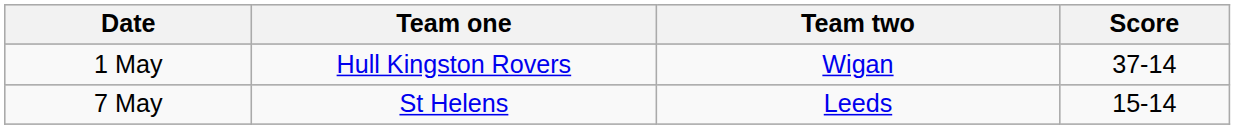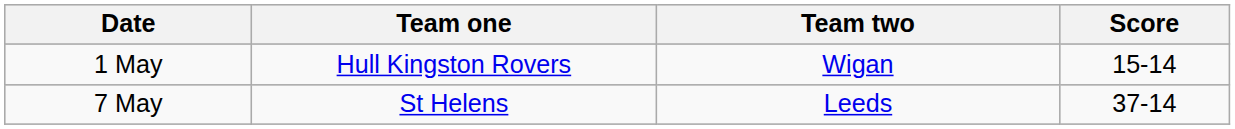(1144, 64) 37-14 -> (1144, 64) 15-14
(1144, 104) 15-14 -> (1144, 104) 37-14
